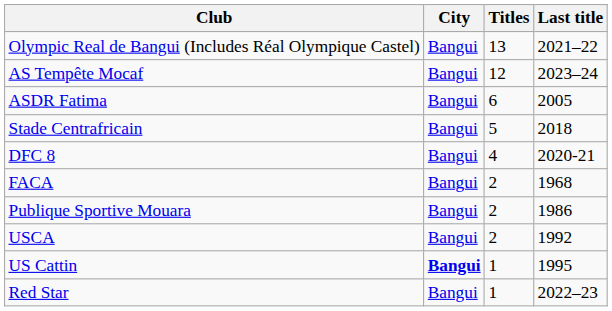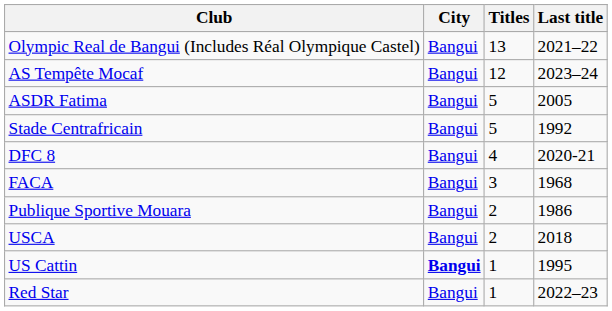(493, 100) 6 -> (493, 100) 5
(555, 127) 2018 -> (555, 127) 1992
(493, 182) 2 -> (493, 182) 3
(555, 237) 1992 -> (555, 237) 2018
